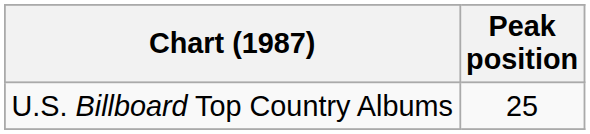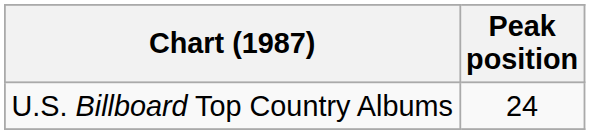(522, 105) 25 -> (522, 105) 24
